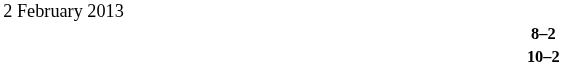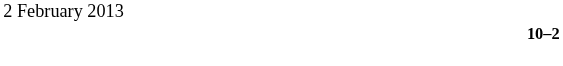- row: (543, 34)
